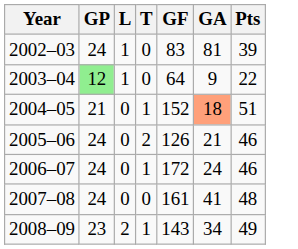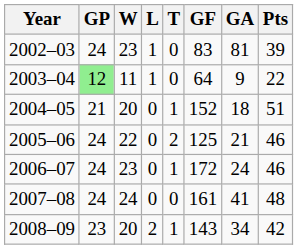+ column: (128, 19)
(212, 109) lightsalmon background -> (240, 109) no background
(175, 139) 126 -> (203, 139) 125
(248, 229) 49 -> (275, 229) 42
